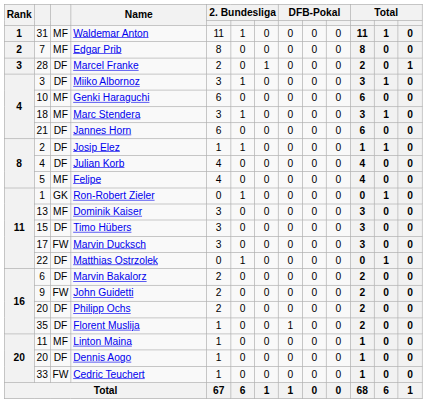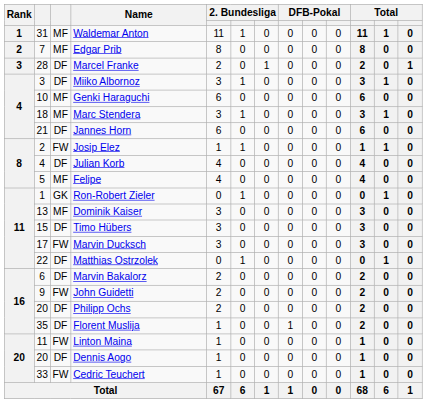(61, 147) DF -> (61, 147) FW
(61, 342) MF -> (61, 342) FW
